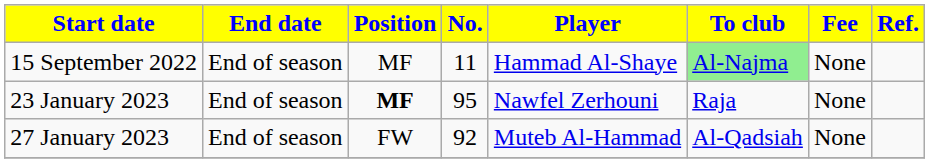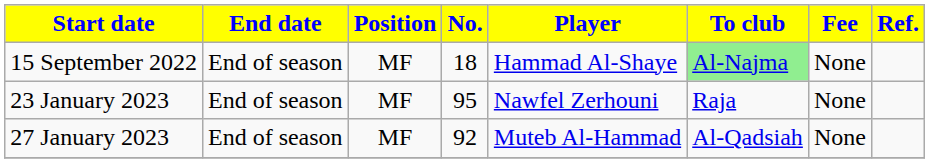(465, 61) 11 -> (465, 61) 18
(395, 99) bold -> (395, 99) normal
(395, 137) FW -> (395, 137) MF
